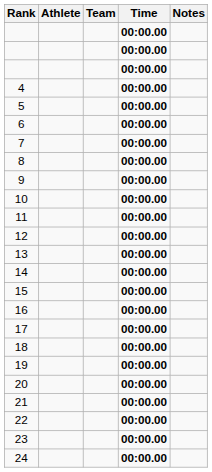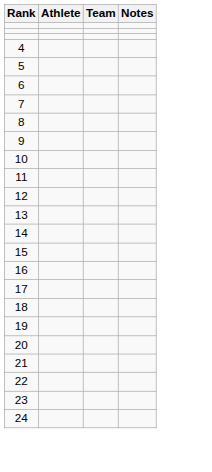- column: (144, 13)
